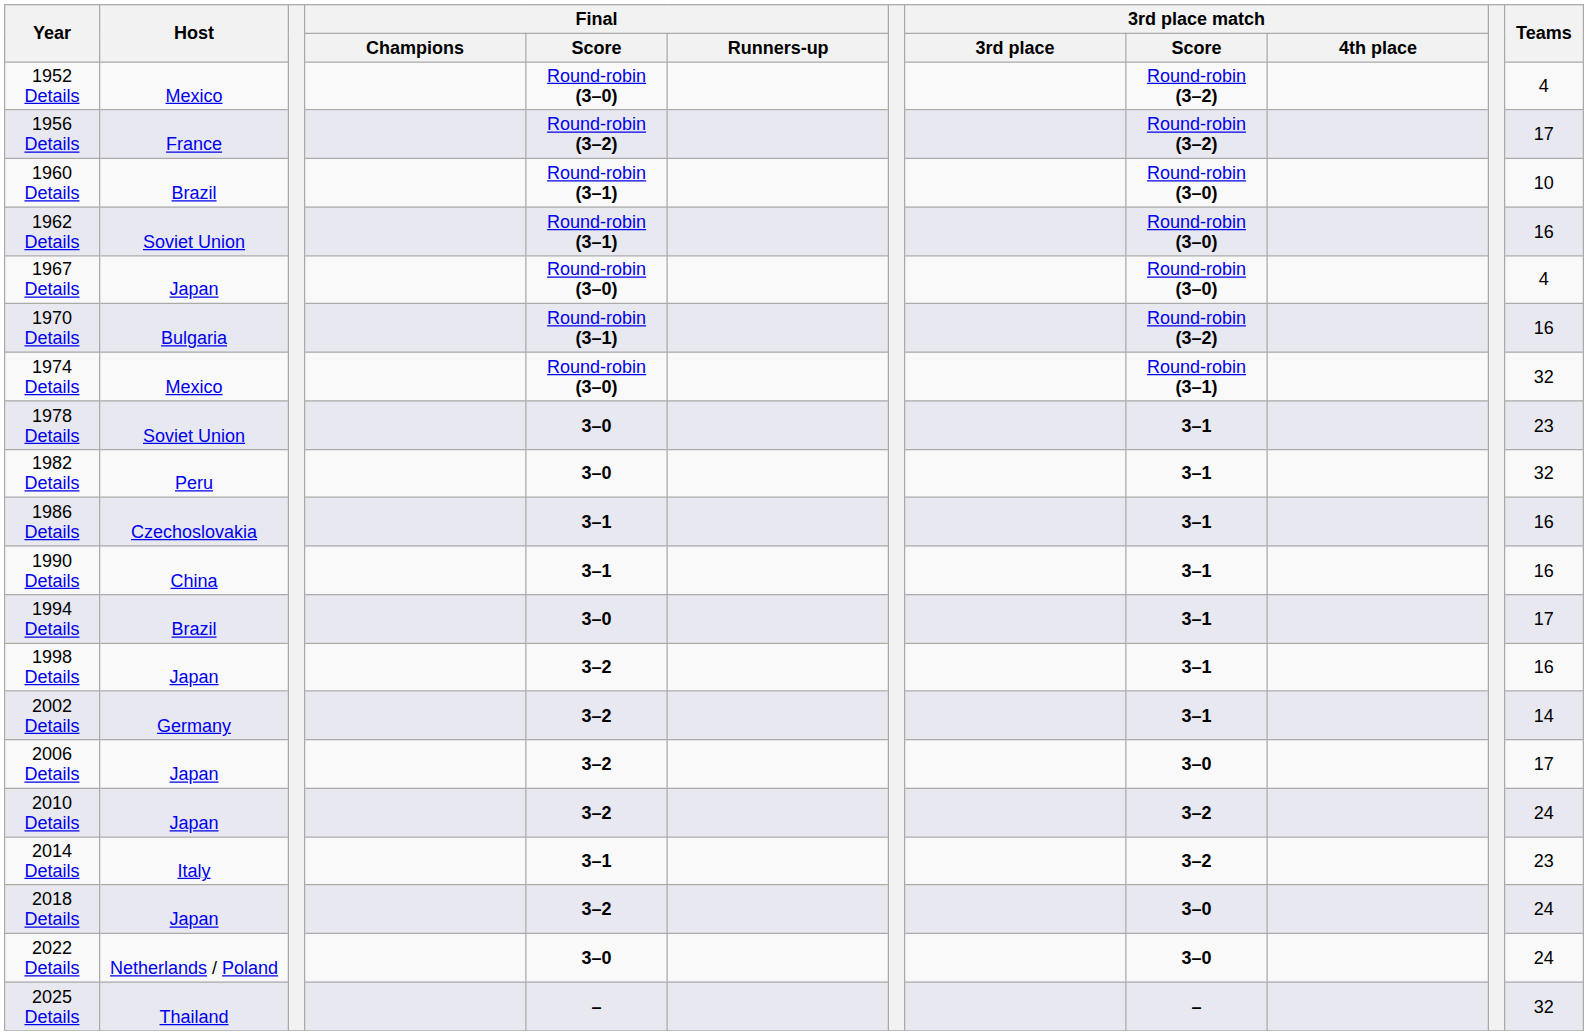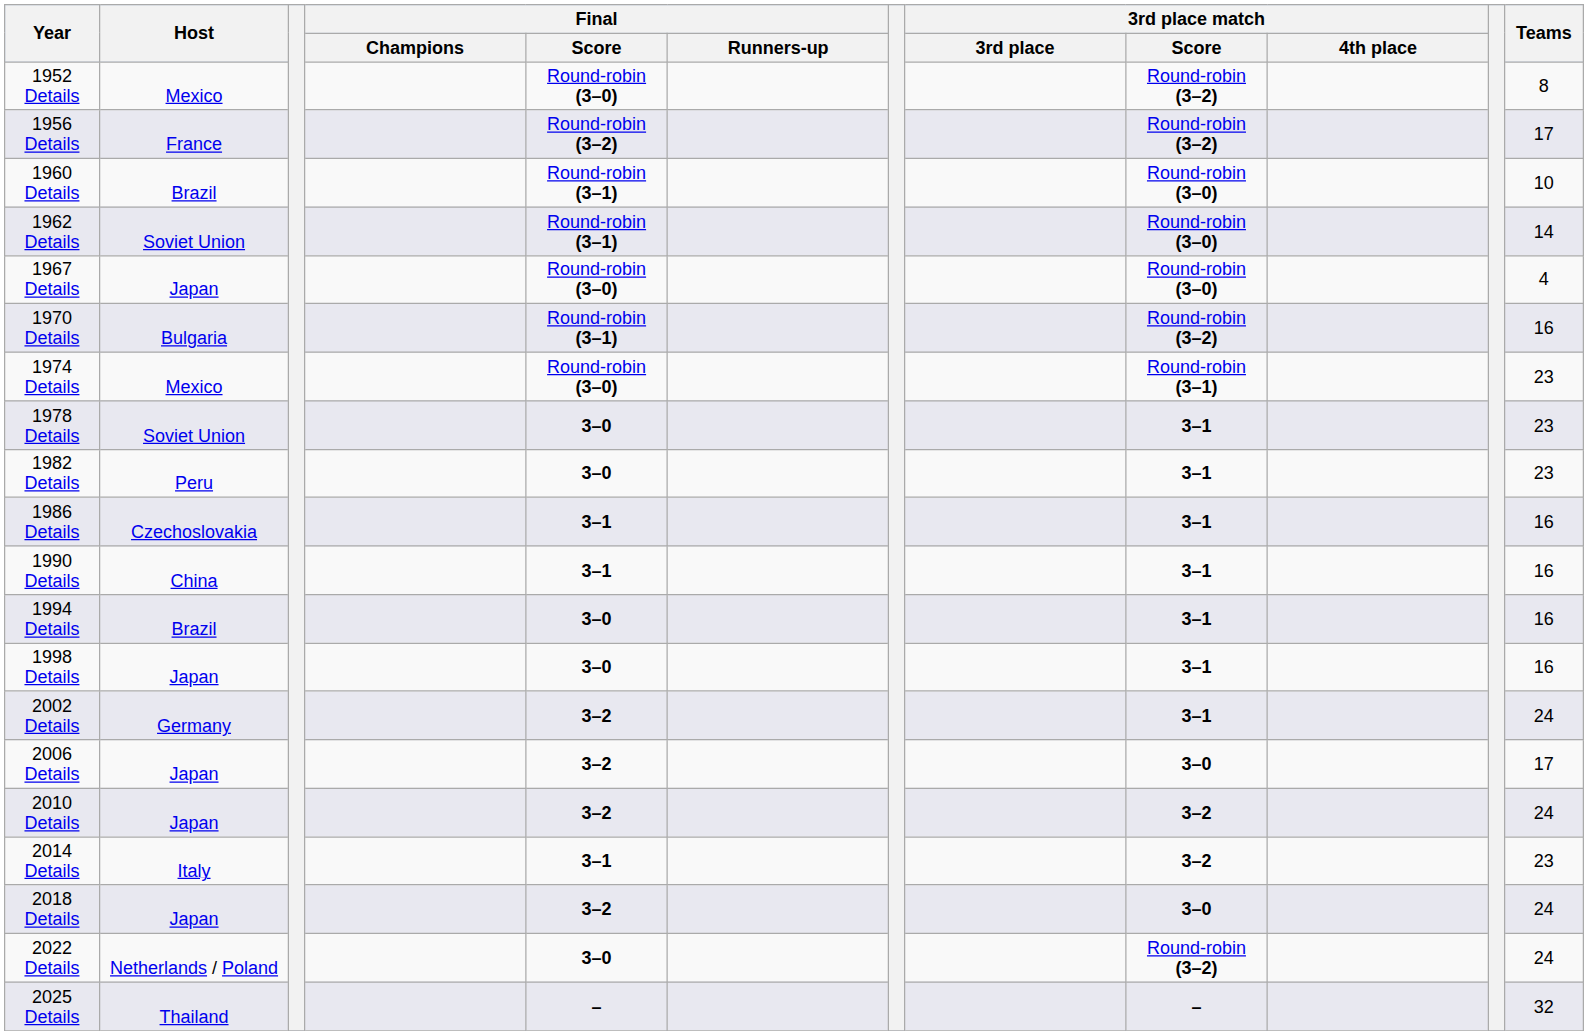(1544, 86) 4 -> (1544, 86) 8
(1544, 231) 16 -> (1544, 231) 14
(1544, 377) 32 -> (1544, 377) 23
(1544, 474) 32 -> (1544, 474) 23
(1544, 619) 17 -> (1544, 619) 16
(597, 667) 3–2 -> (597, 667) 3–0
(1544, 716) 14 -> (1544, 716) 24
(1196, 958) 3–0 -> (1196, 958) Round-robin (3–2)
